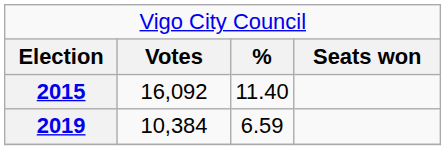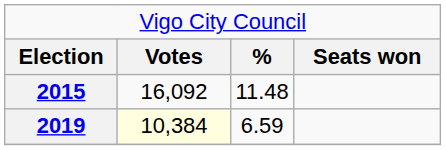(262, 91) 11.40 -> (262, 91) 11.48
(174, 126) no background -> (174, 126) lightyellow background
